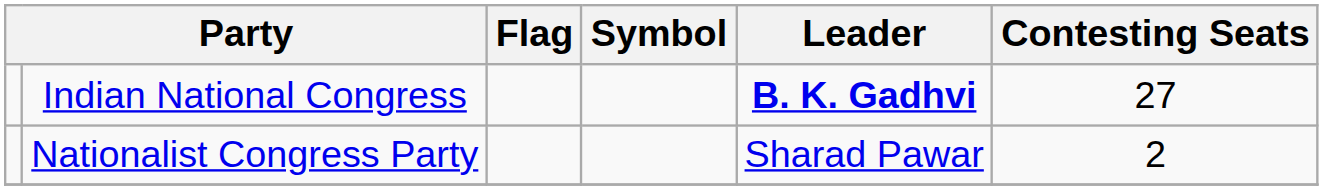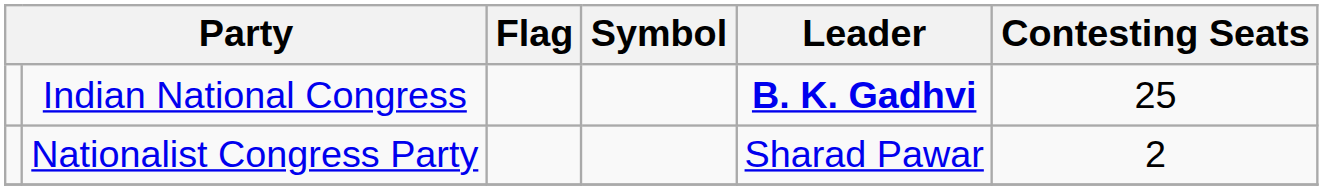(1155, 94) 27 -> (1155, 94) 25
